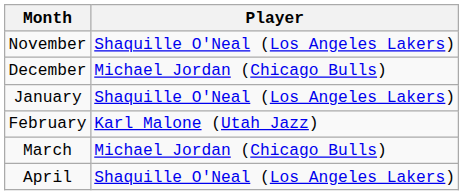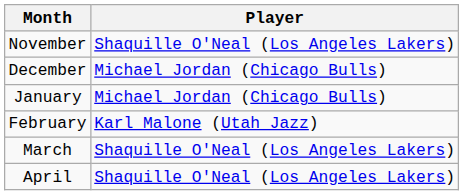(275, 97) Shaquille O'Neal (Los Angeles Lakers) -> (241, 97) Michael Jordan (Chicago Bulls)
(241, 150) Michael Jordan (Chicago Bulls) -> (275, 150) Shaquille O'Neal (Los Angeles Lakers)
